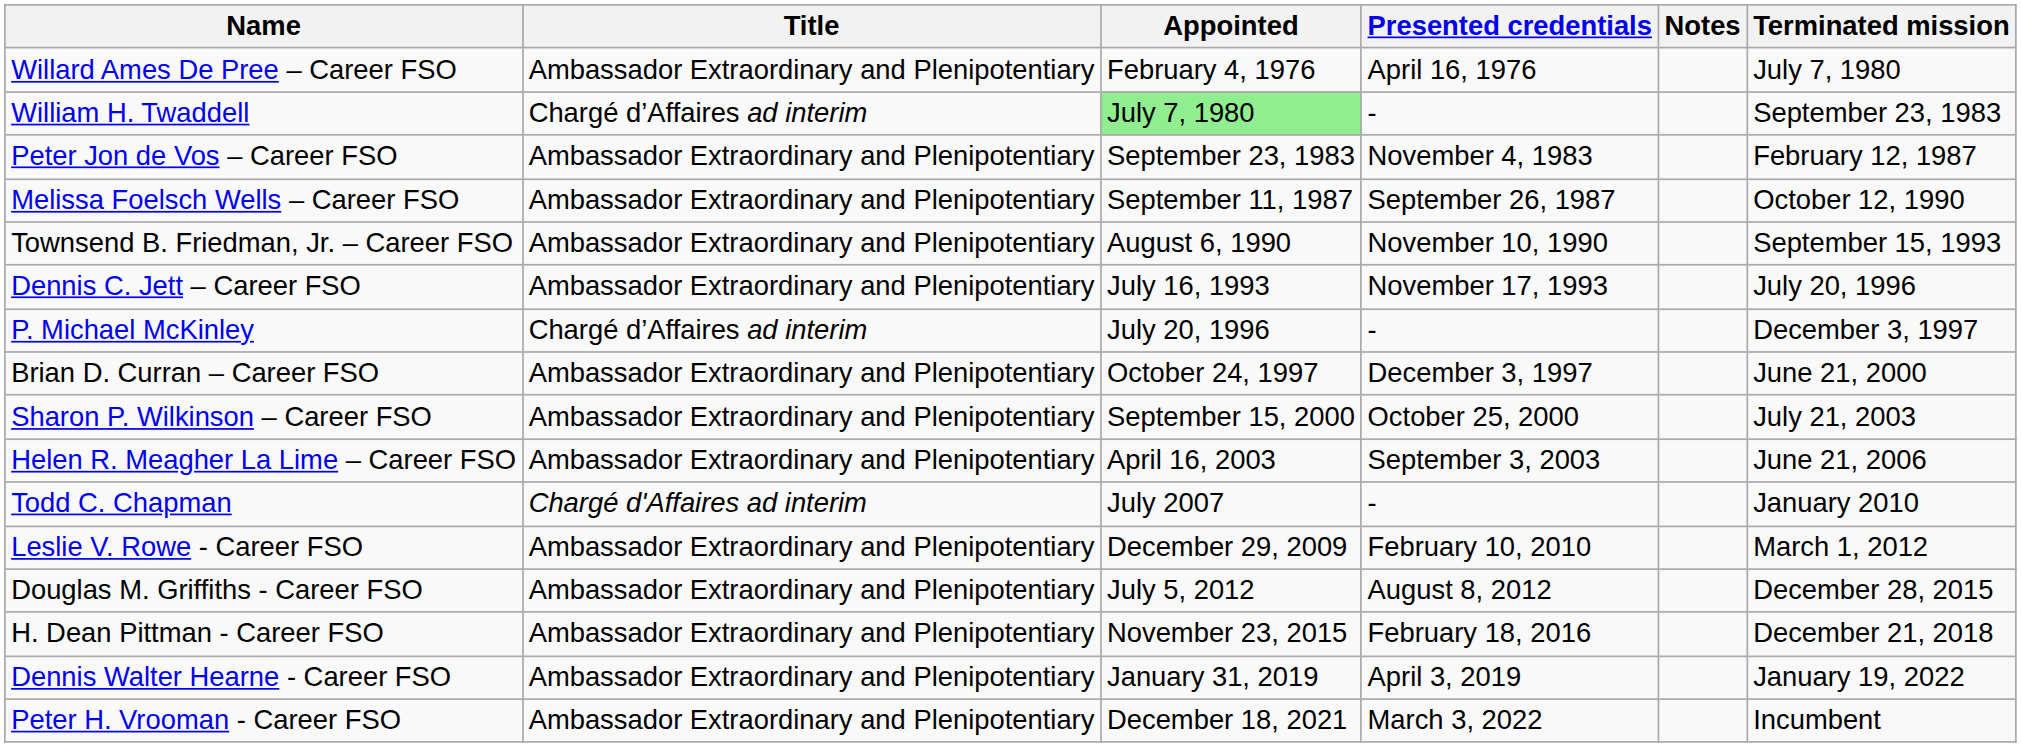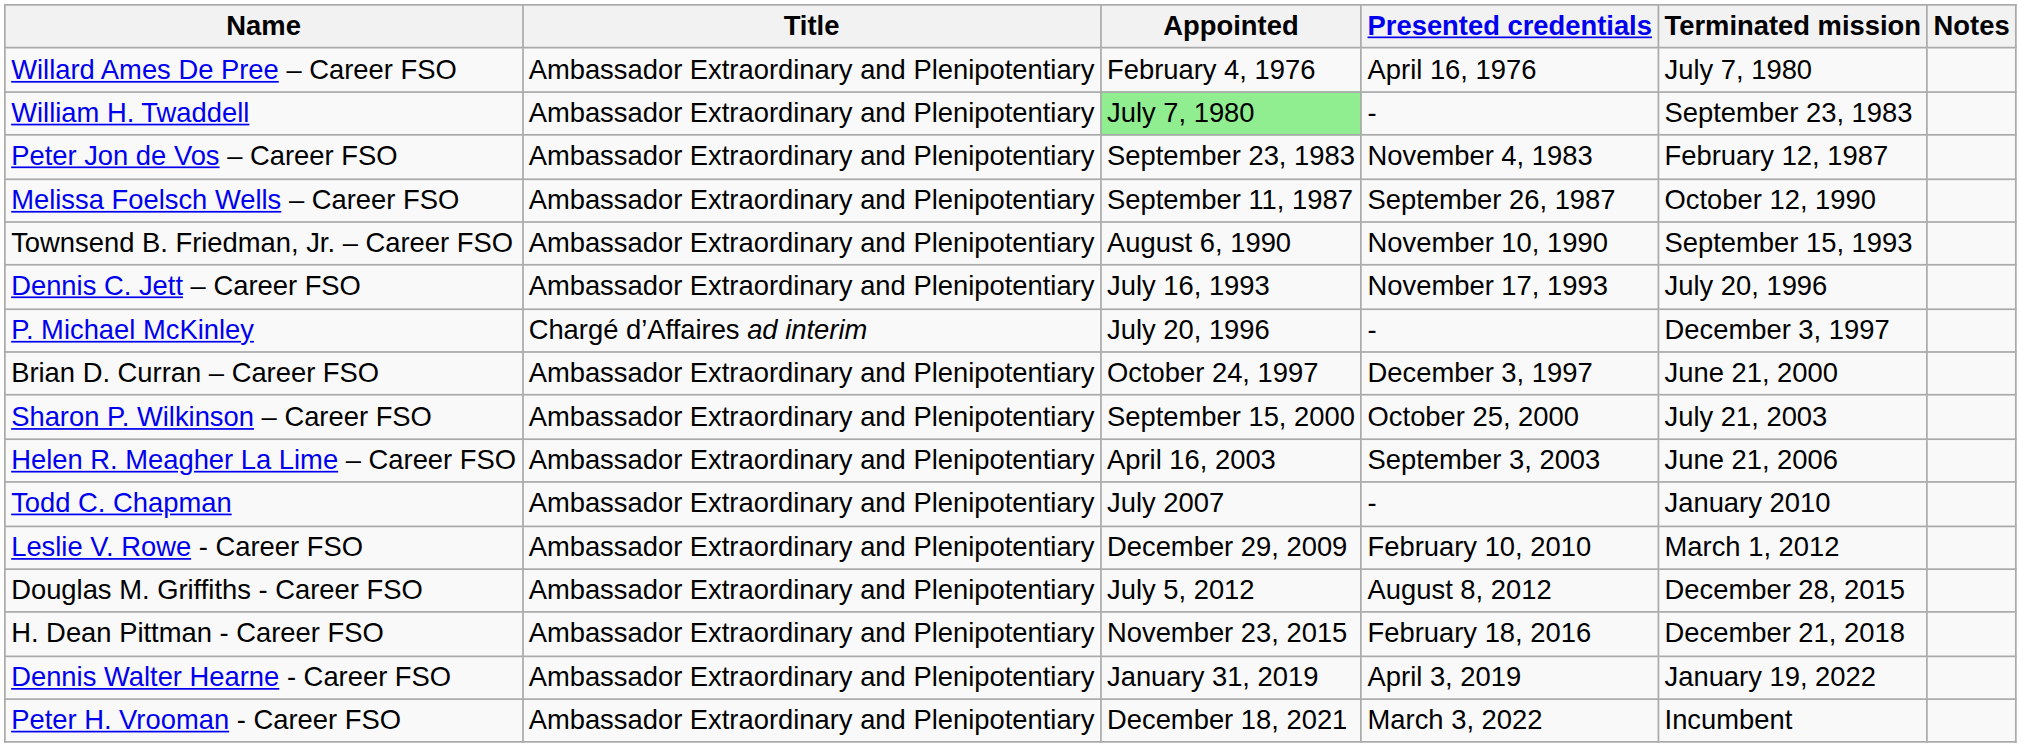columns swapped: (1881, 26) <-> (1703, 26)
(698, 112) Chargé d’Affaires ad interim -> (812, 112) Ambassador Extraordinary and Plenipotentiary
(698, 503) Chargé d'Affaires ad interim -> (812, 503) Ambassador Extraordinary and Plenipotentiary
